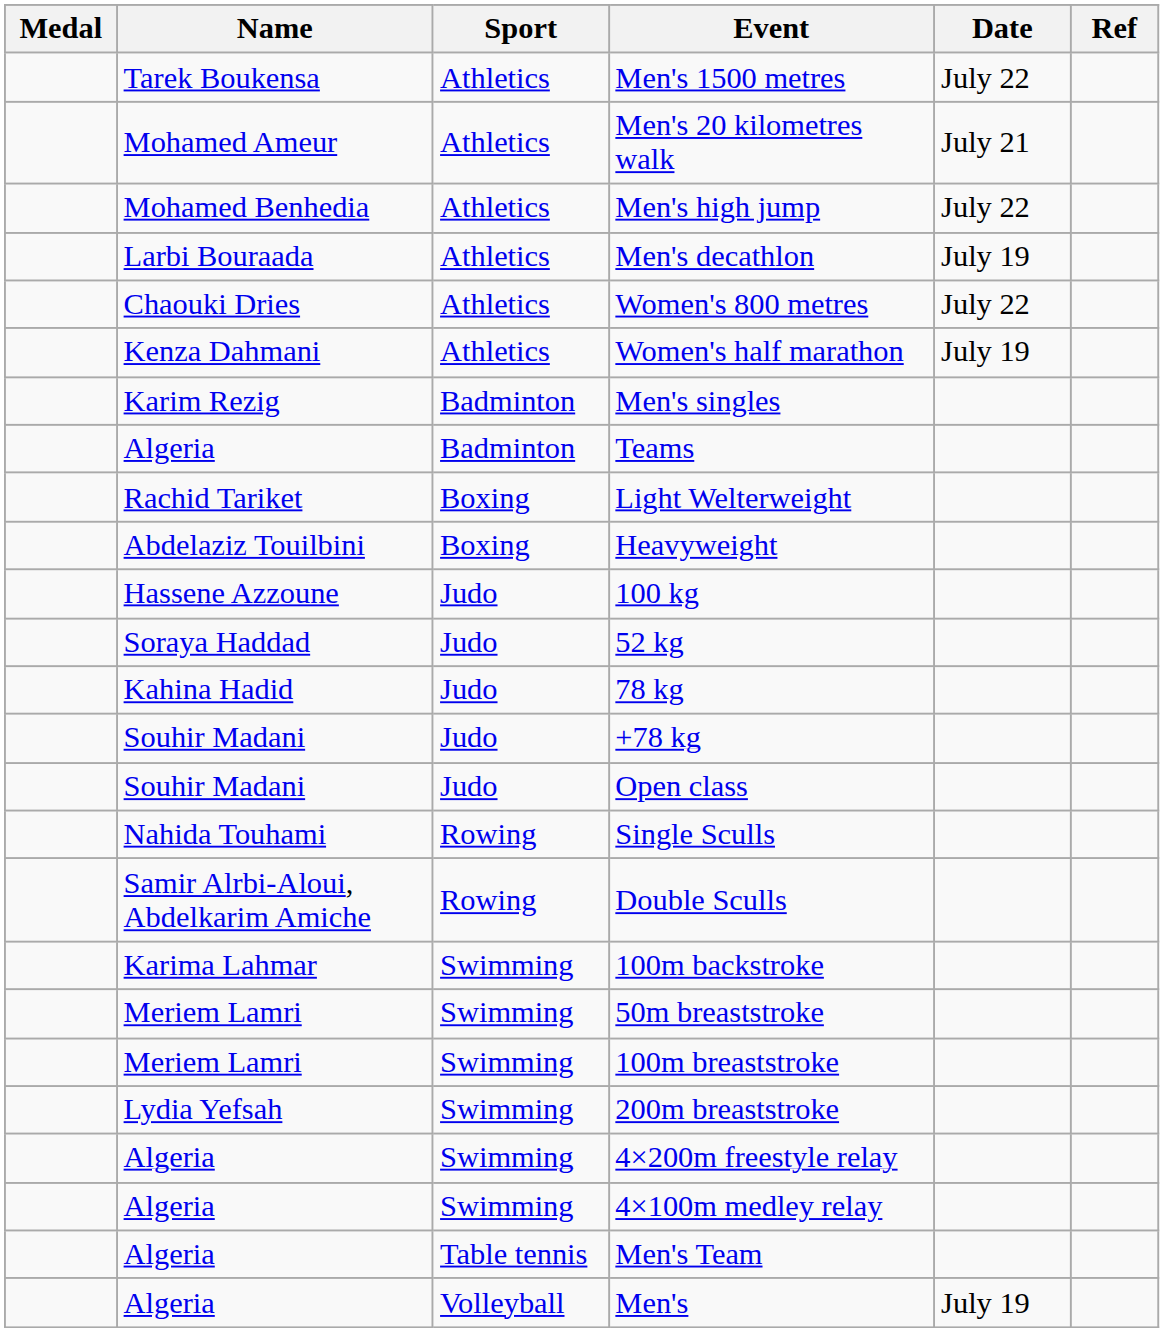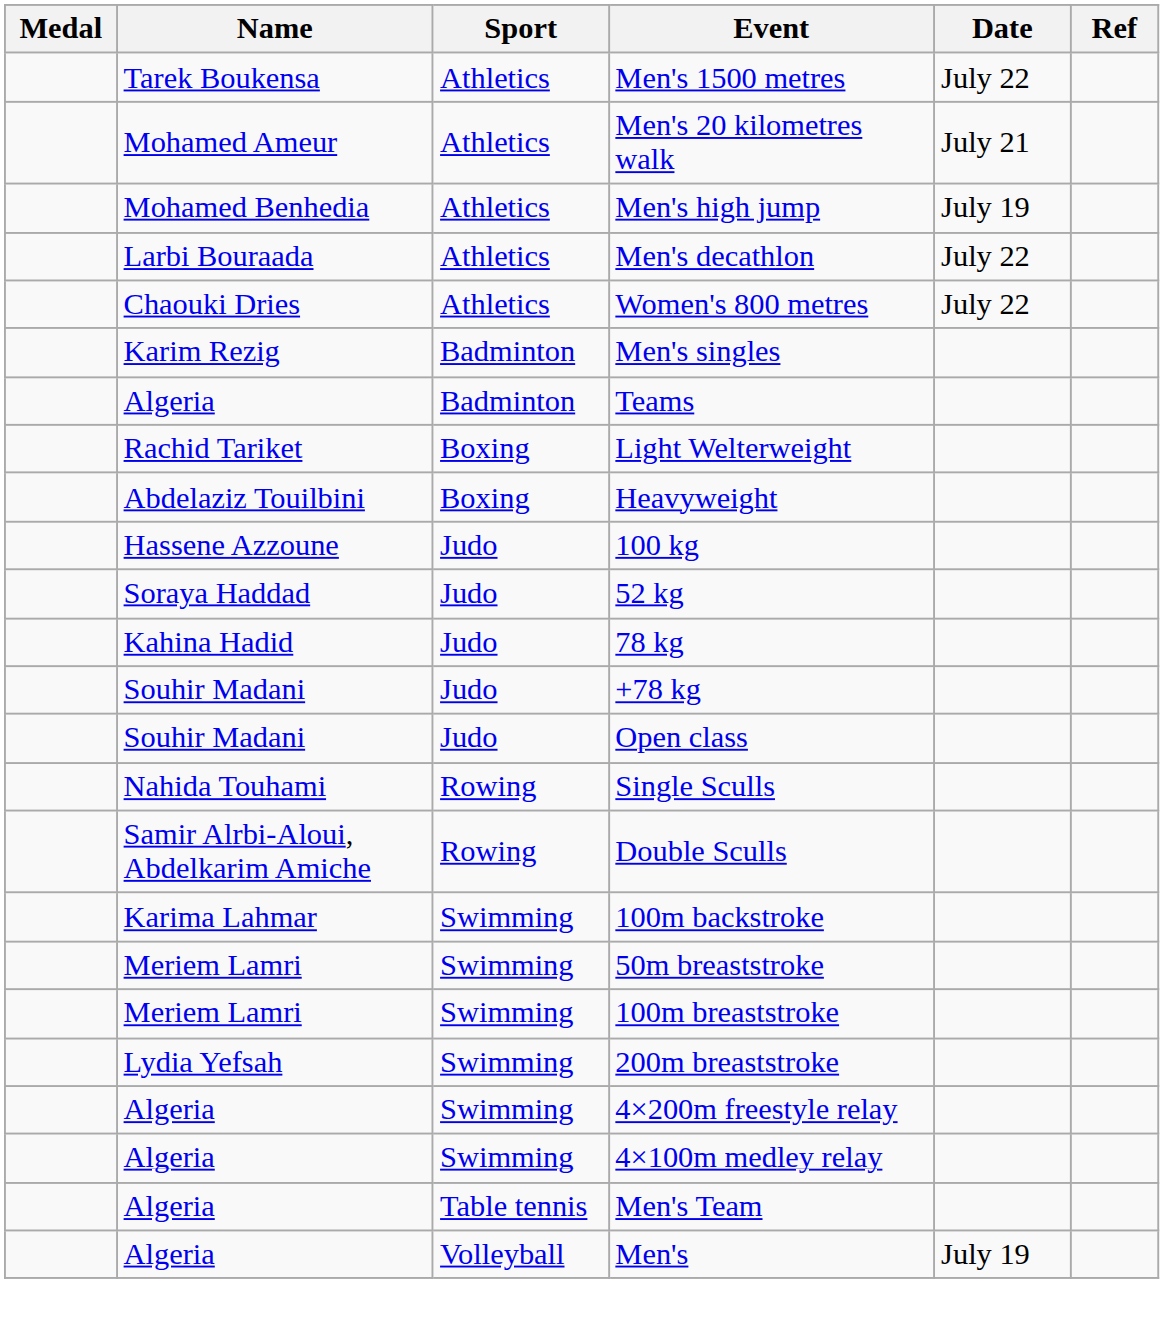(985, 207) July 22 -> (985, 207) July 19
(985, 255) July 19 -> (985, 255) July 22
- row: (760, 352)
